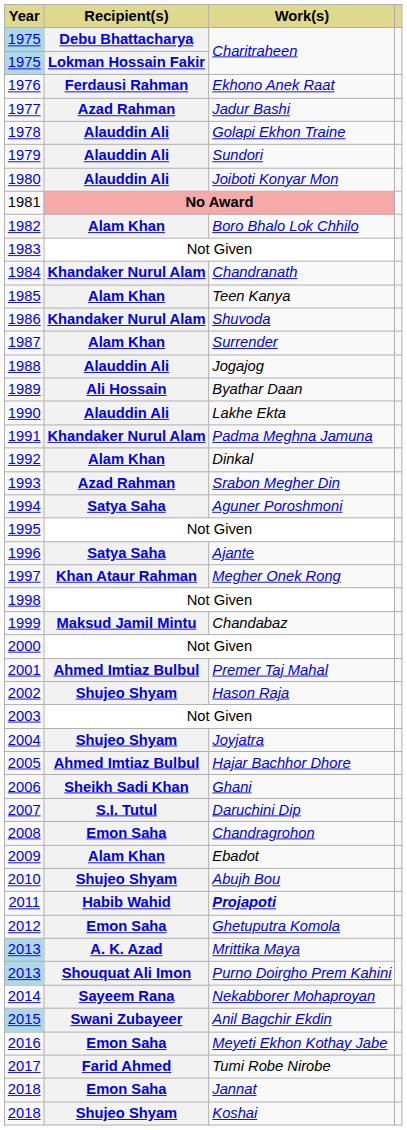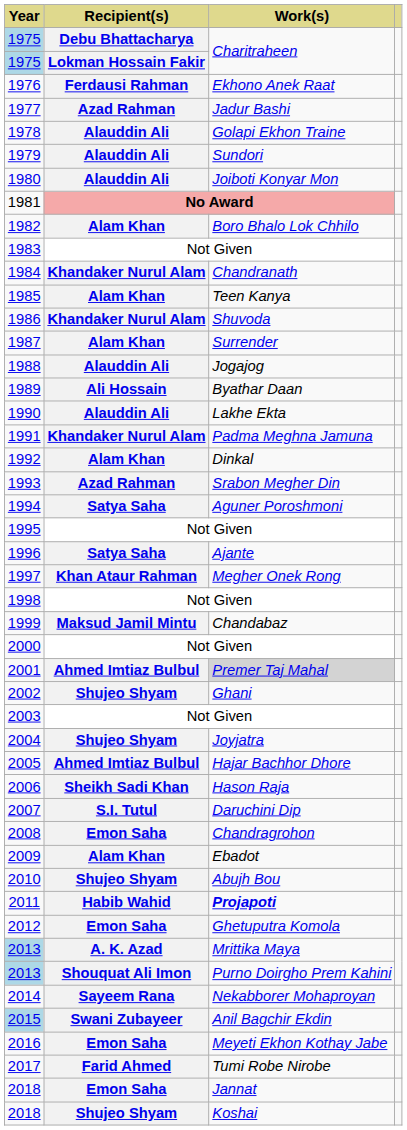(270, 669) no background -> (270, 669) lightgrey background
(251, 693) Hason Raja -> (232, 693) Ghani
(232, 786) Ghani -> (251, 786) Hason Raja
